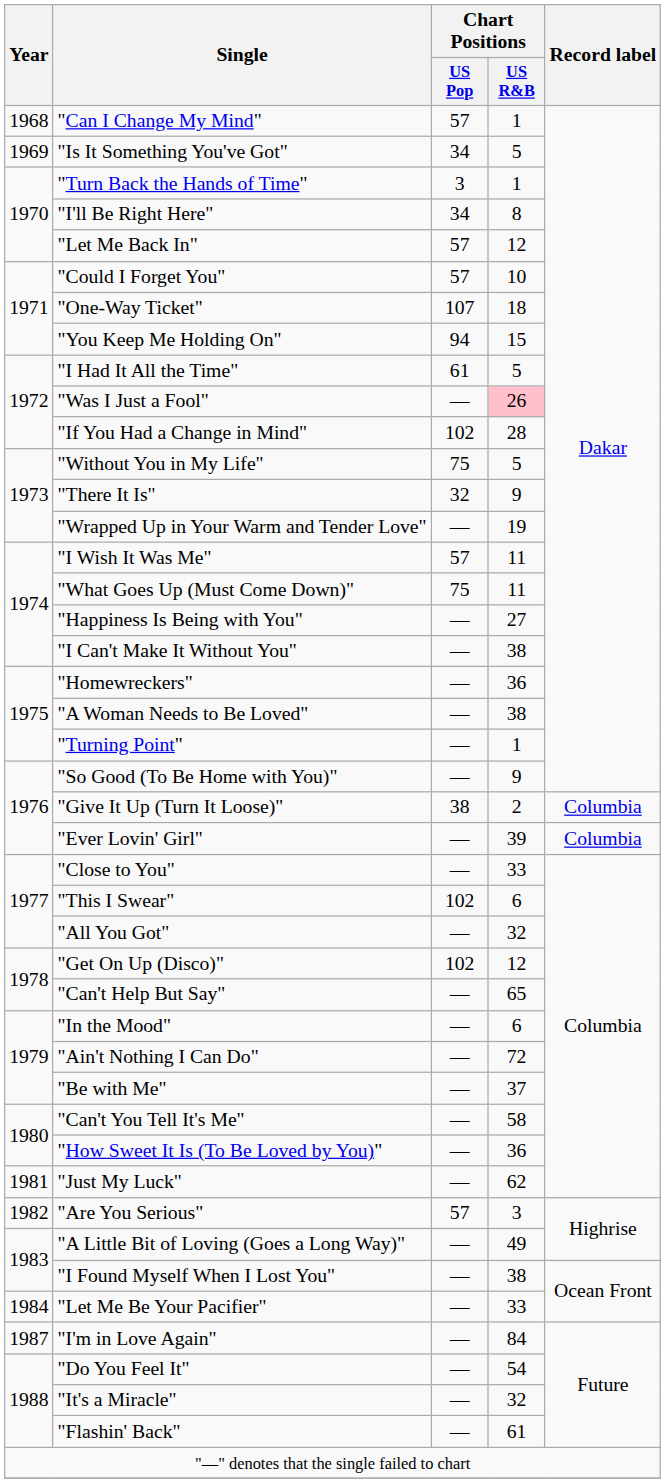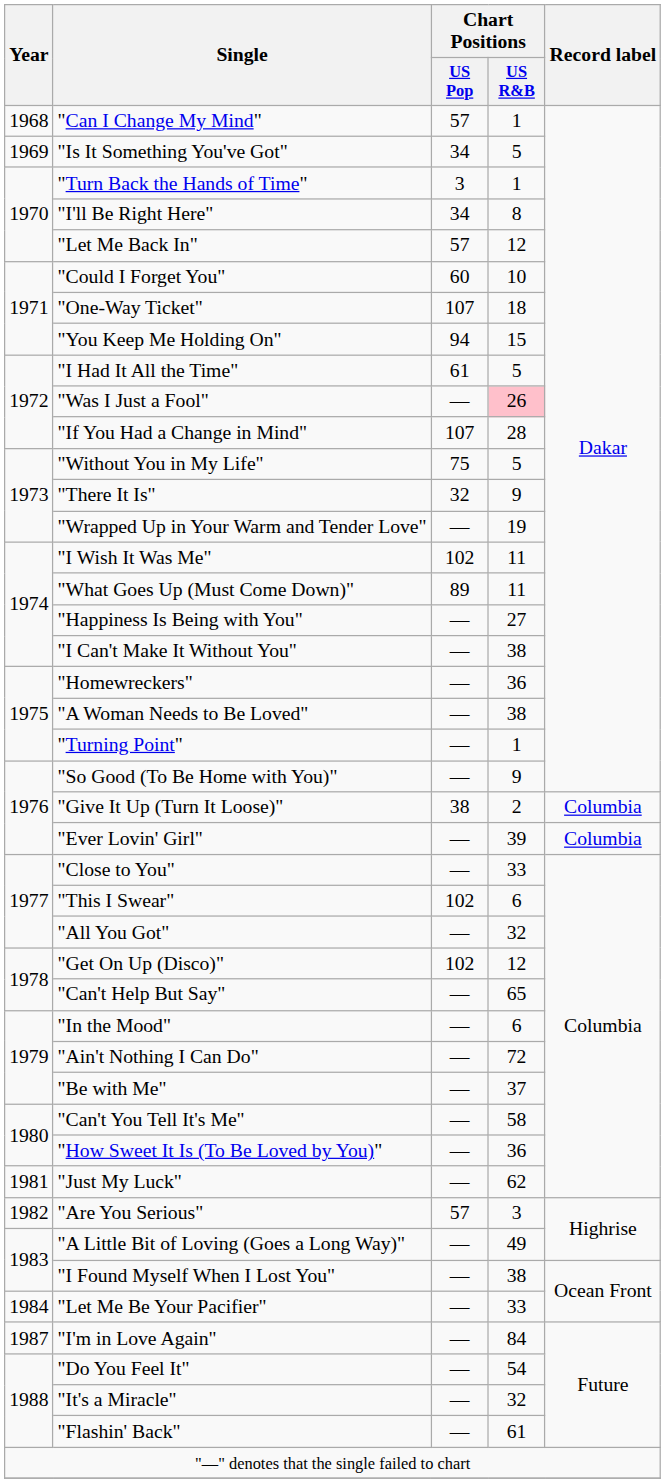(460, 276) 57 -> (460, 276) 60
(460, 432) 102 -> (460, 432) 107
(460, 557) 57 -> (460, 557) 102
(460, 588) 75 -> (460, 588) 89
